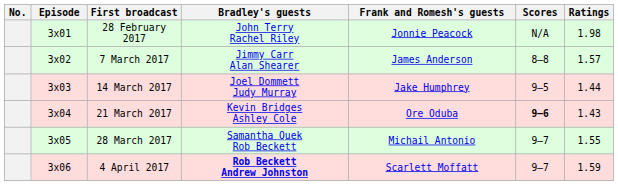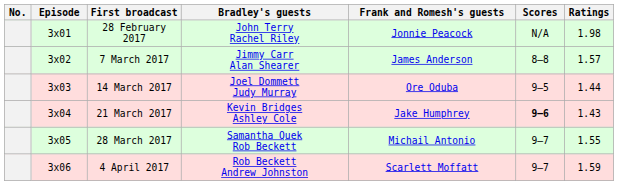(432, 87) Jake Humphrey -> (432, 87) Ore Oduba
(432, 114) Ore Oduba -> (432, 114) Jake Humphrey
(265, 167) bold -> (265, 167) normal
